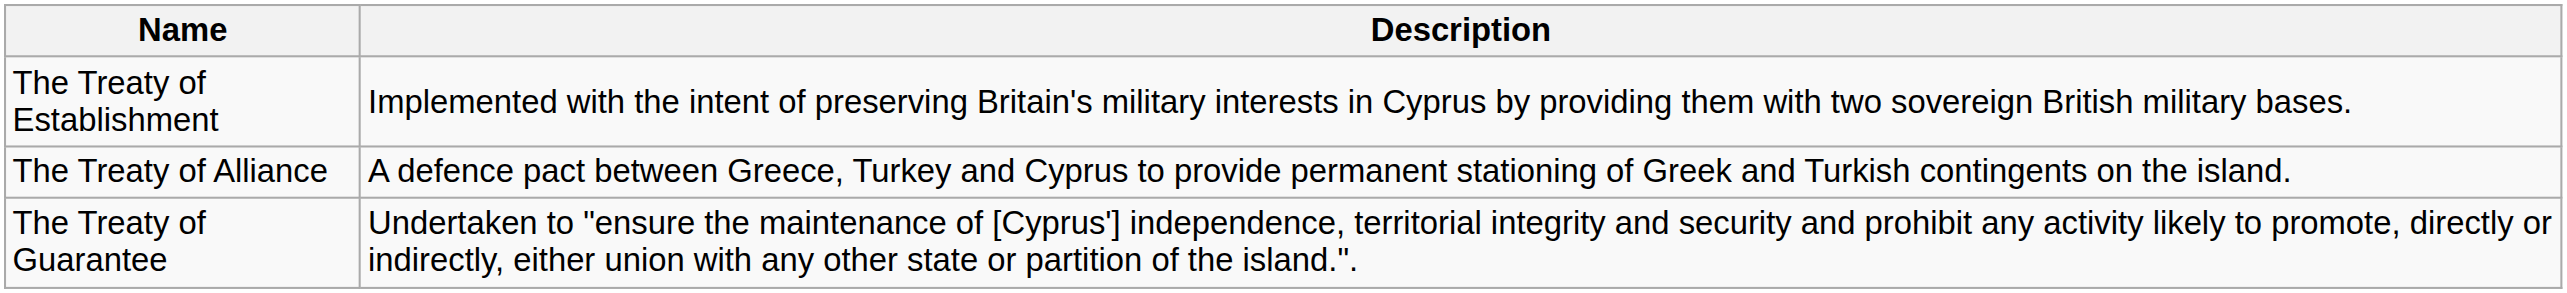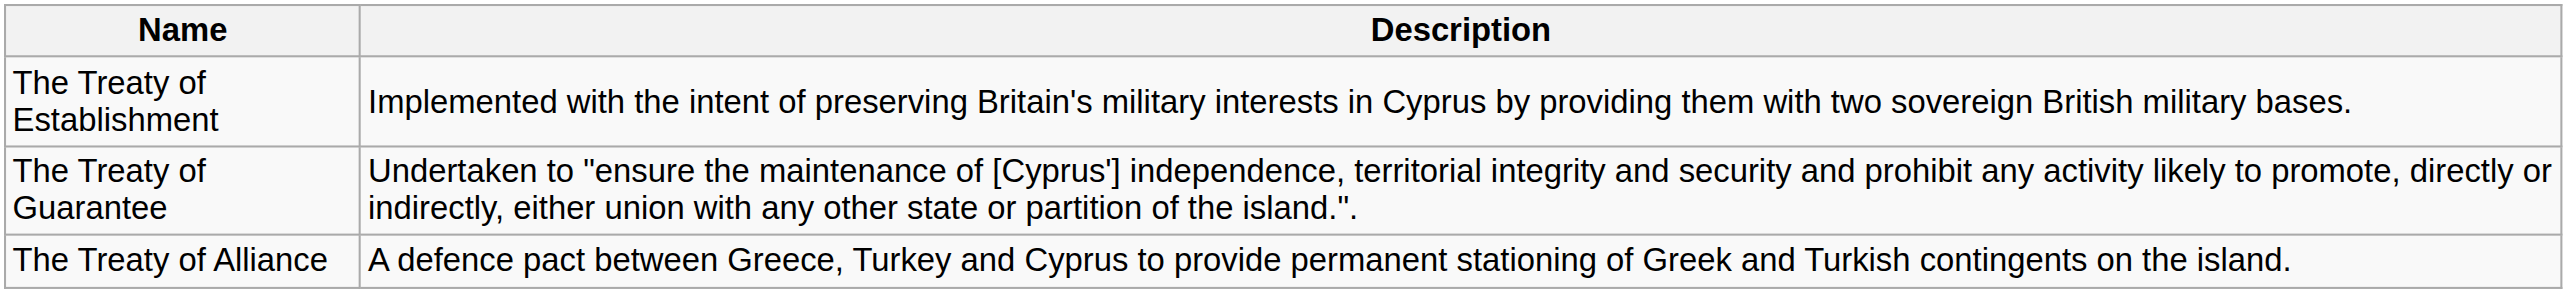rows swapped: (170, 171) <-> (109, 241)
